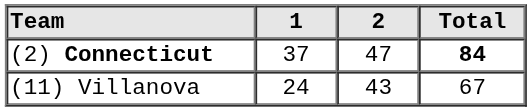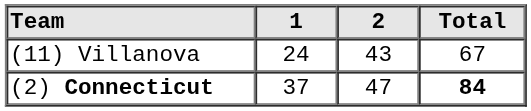rows swapped: (105, 88) <-> (112, 55)
